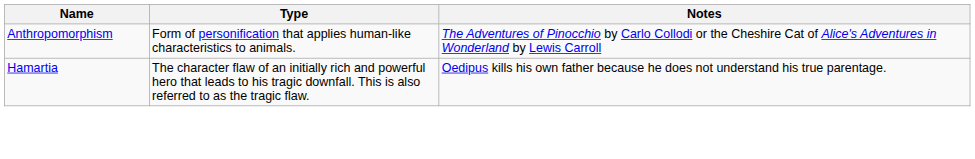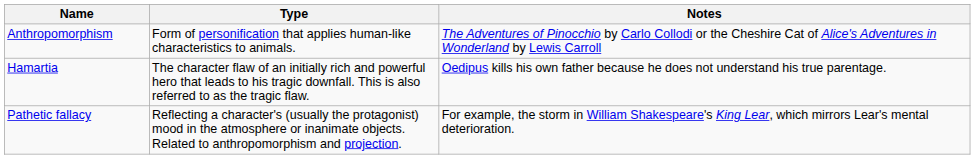+ row: (49, 115)
